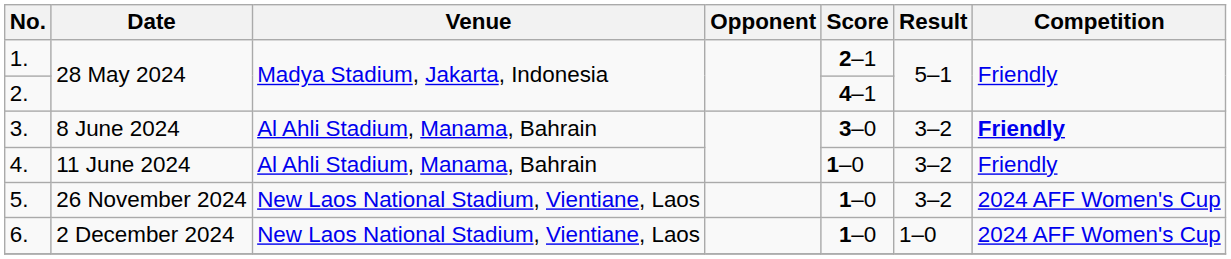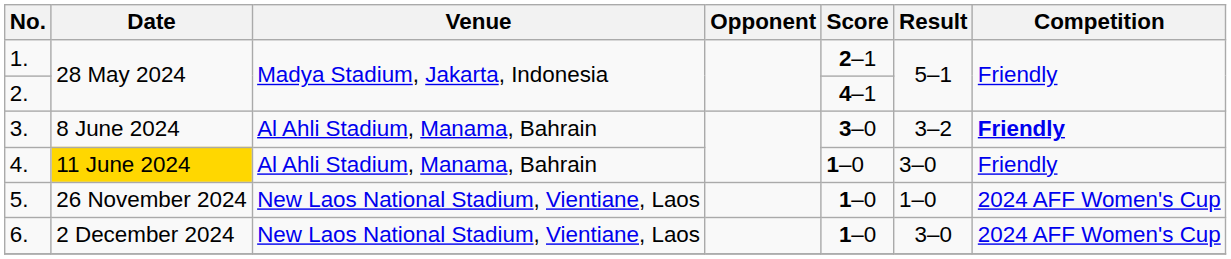(123, 164) no background -> (123, 164) gold background
(933, 164) 3–2 -> (918, 164) 3–0
(933, 199) 3–2 -> (918, 199) 1–0
(918, 235) 1–0 -> (933, 235) 3–0
